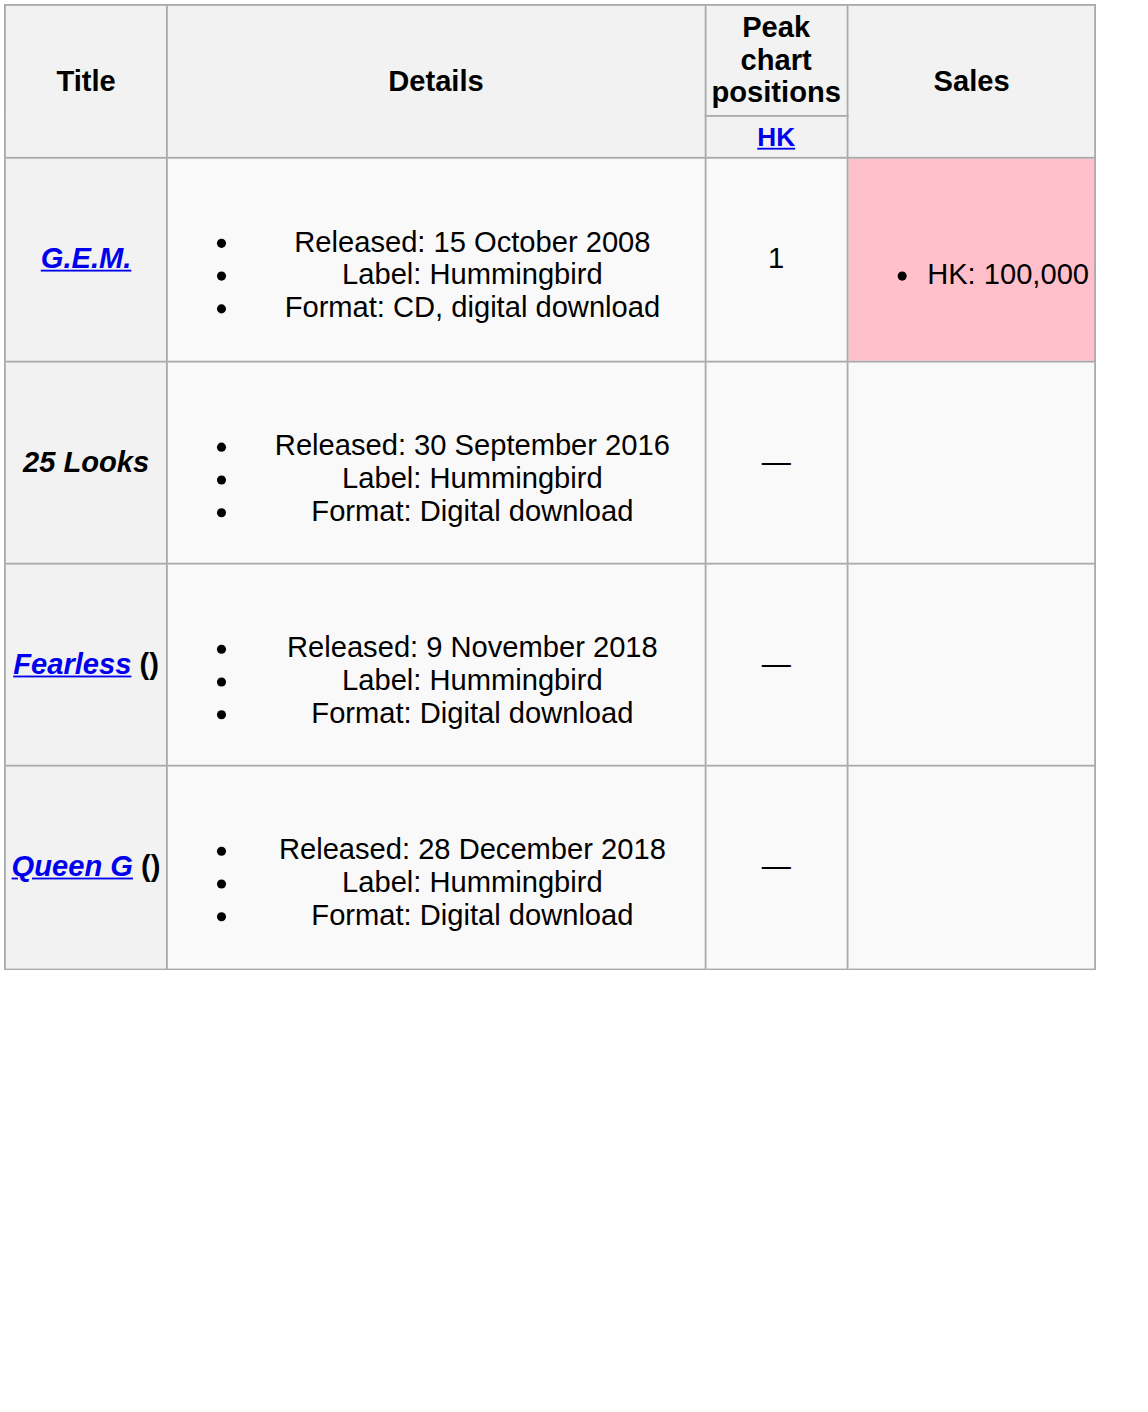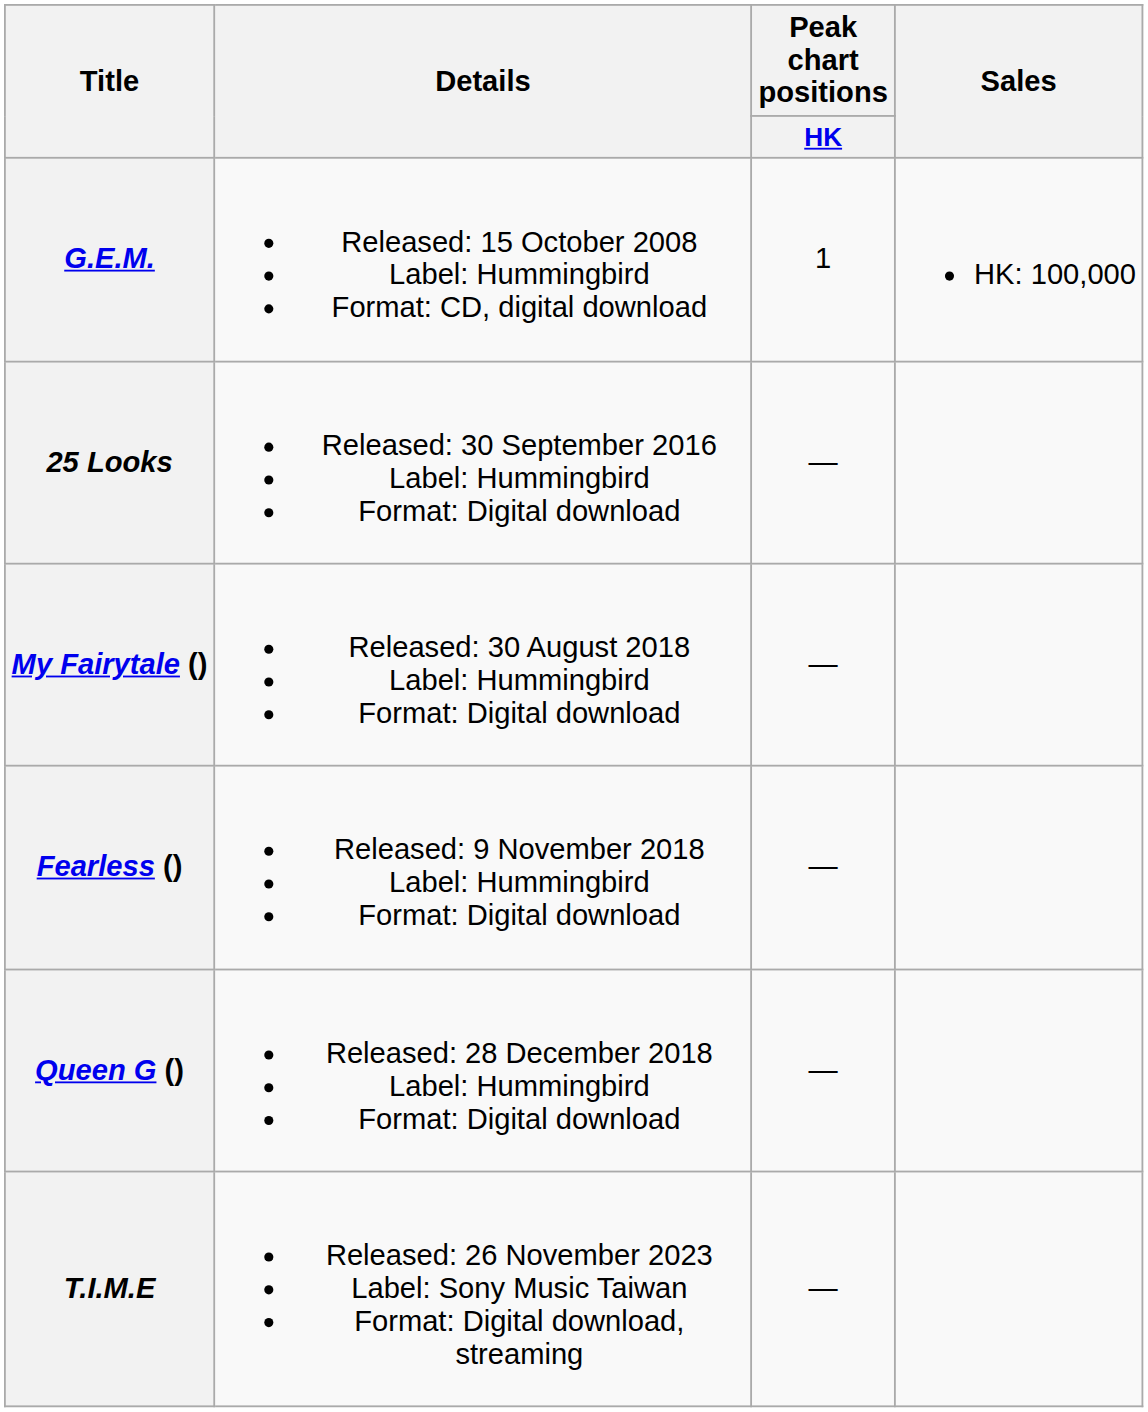(972, 276) pink background -> (1019, 276) no background
+ row: (110, 664)
+ row: (110, 1288)
